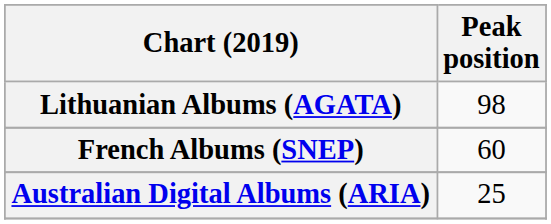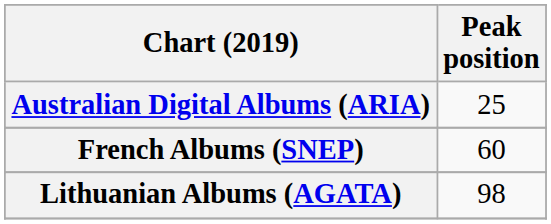rows swapped: (221, 194) <-> (221, 104)
